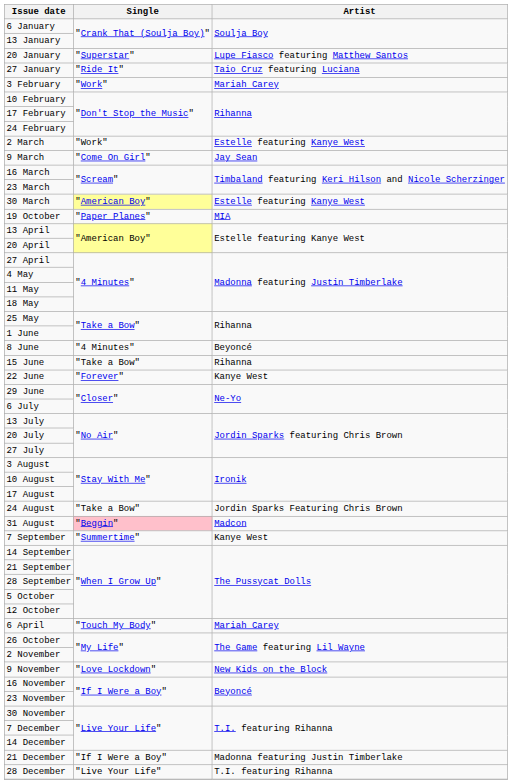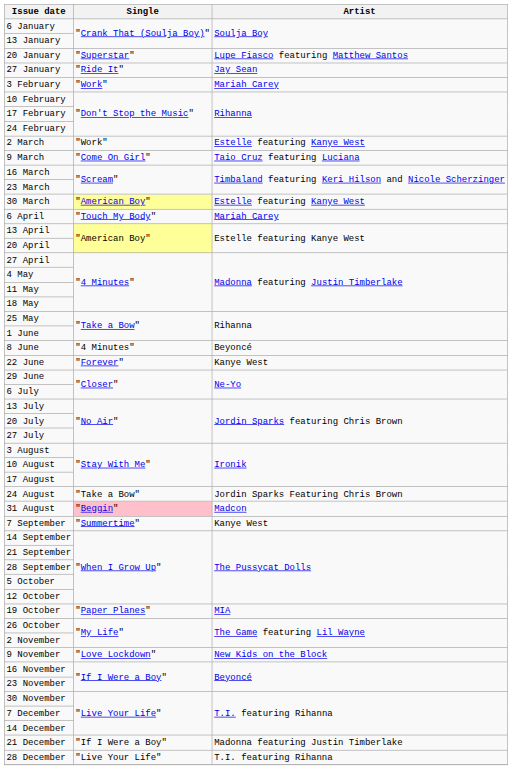(287, 70) Taio Cruz featuring Luciana -> (236, 70) Jay Sean
(236, 158) Jay Sean -> (287, 158) Taio Cruz featuring Luciana
rows swapped: (25, 626) <-> (33, 216)
- row: (25, 363)
